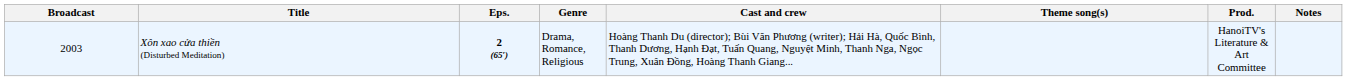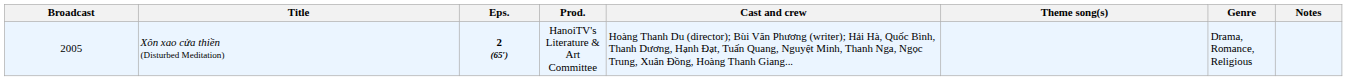columns swapped: (1242, 13) <-> (573, 13)
(71, 48) 2003 -> (71, 48) 2005
